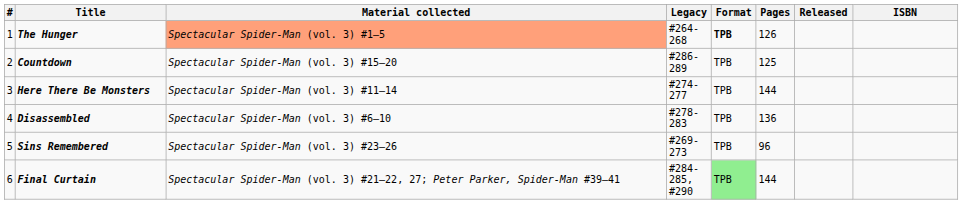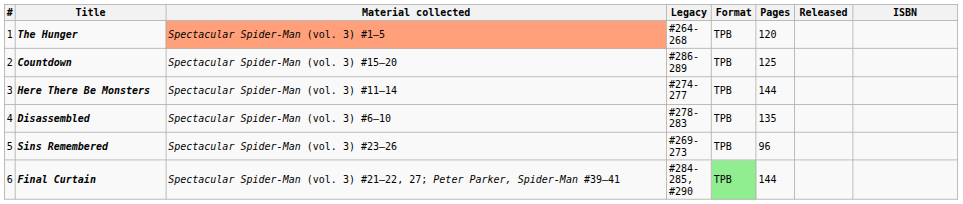(723, 35) bold -> (723, 35) normal
(768, 35) 126 -> (768, 35) 120
(768, 118) 136 -> (768, 118) 135
